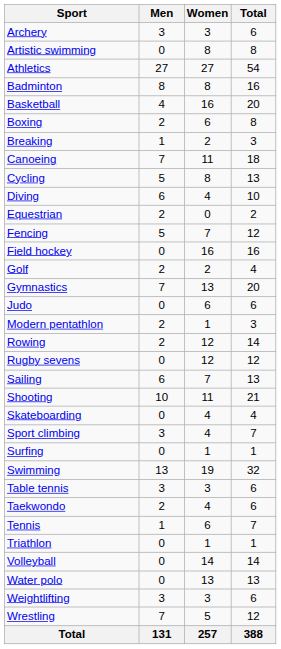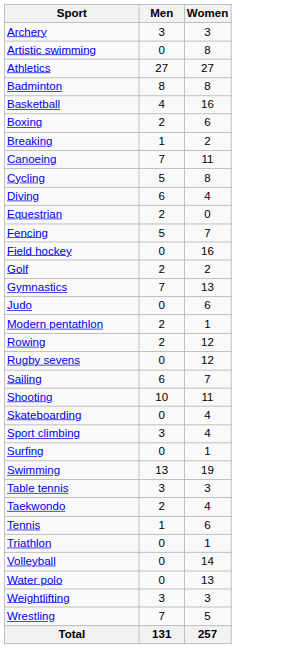- column: (253, 13)
